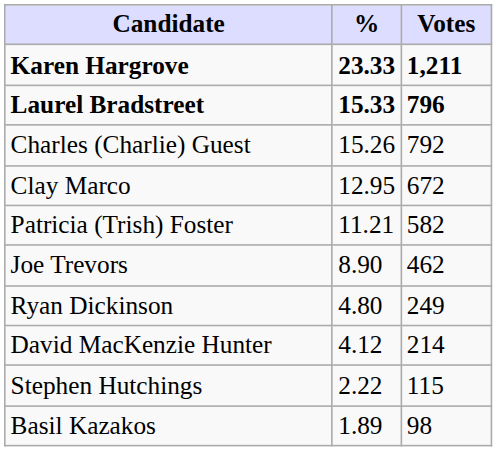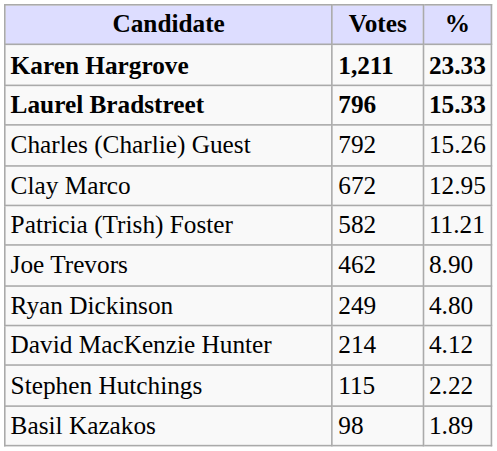columns swapped: (446, 24) <-> (367, 24)
